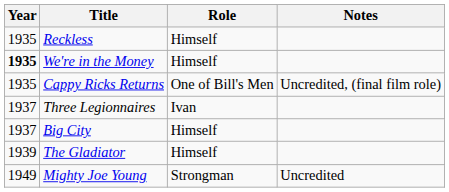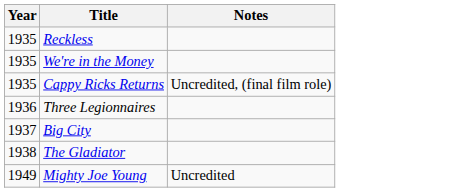- column: (222, 15)
(22, 61) bold -> (22, 61) normal
(22, 107) 1937 -> (22, 107) 1936
(22, 152) 1939 -> (22, 152) 1938
